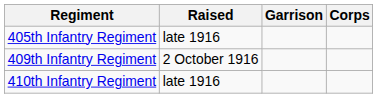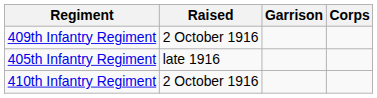rows swapped: (82, 37) <-> (82, 59)
(191, 81) late 1916 -> (211, 81) 2 October 1916
